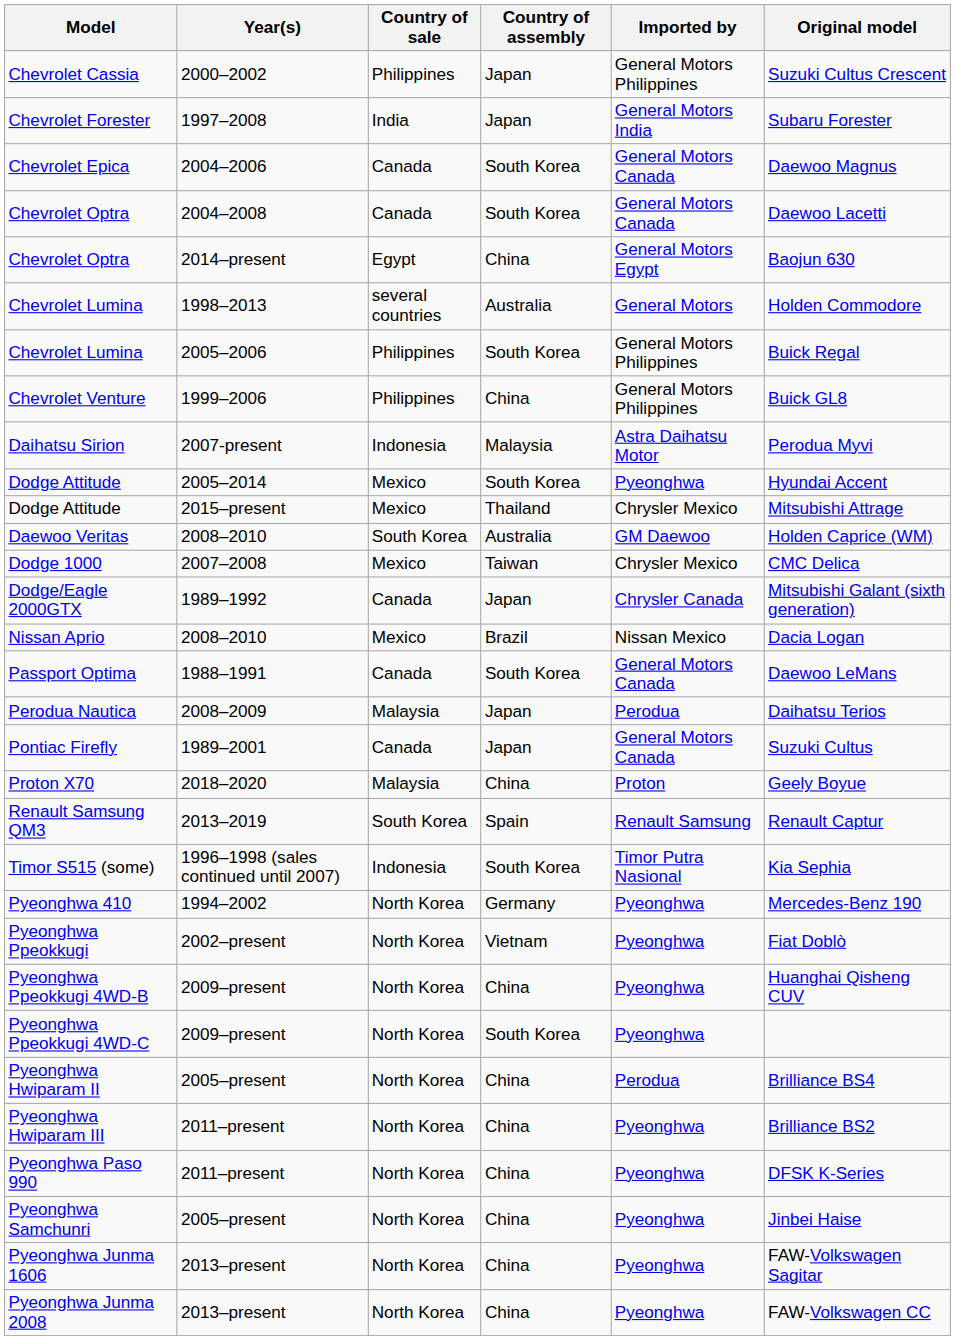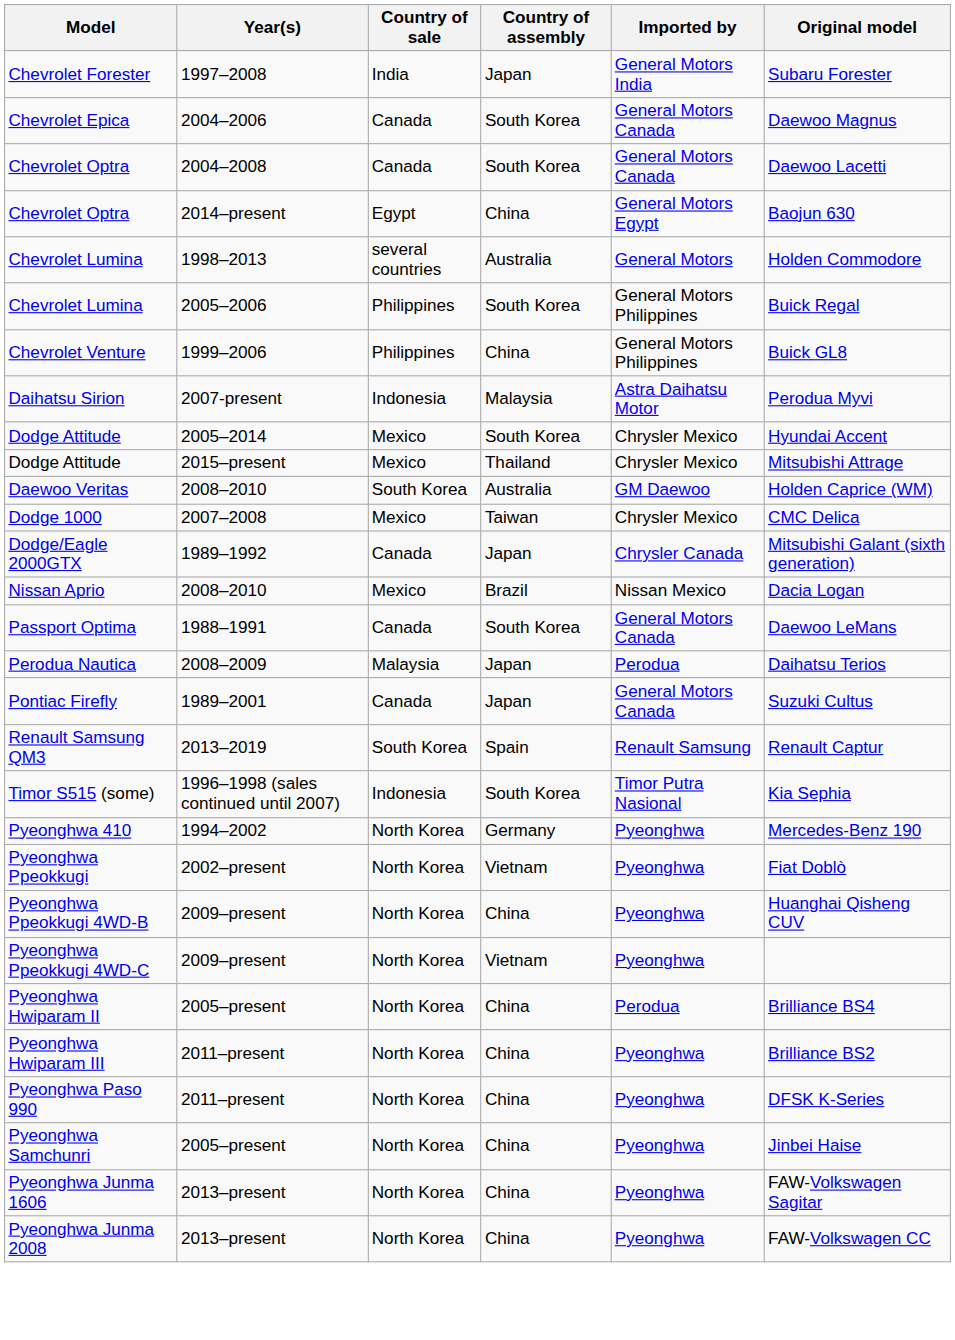- row: (74, 74)
(660, 482) Pyeonghwa -> (676, 435) Chrysler Mexico
- row: (51, 784)
(532, 1033) South Korea -> (516, 960) Vietnam
